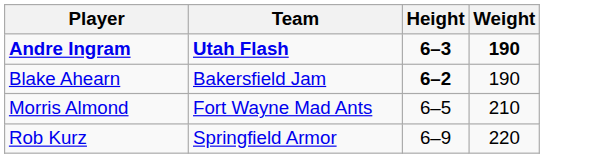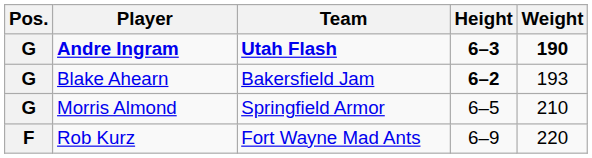+ column: (29, 19)
(504, 78) 190 -> (552, 78) 193
(283, 108) Fort Wayne Mad Ants -> (313, 108) Springfield Armor
(265, 138) Springfield Armor -> (331, 138) Fort Wayne Mad Ants
